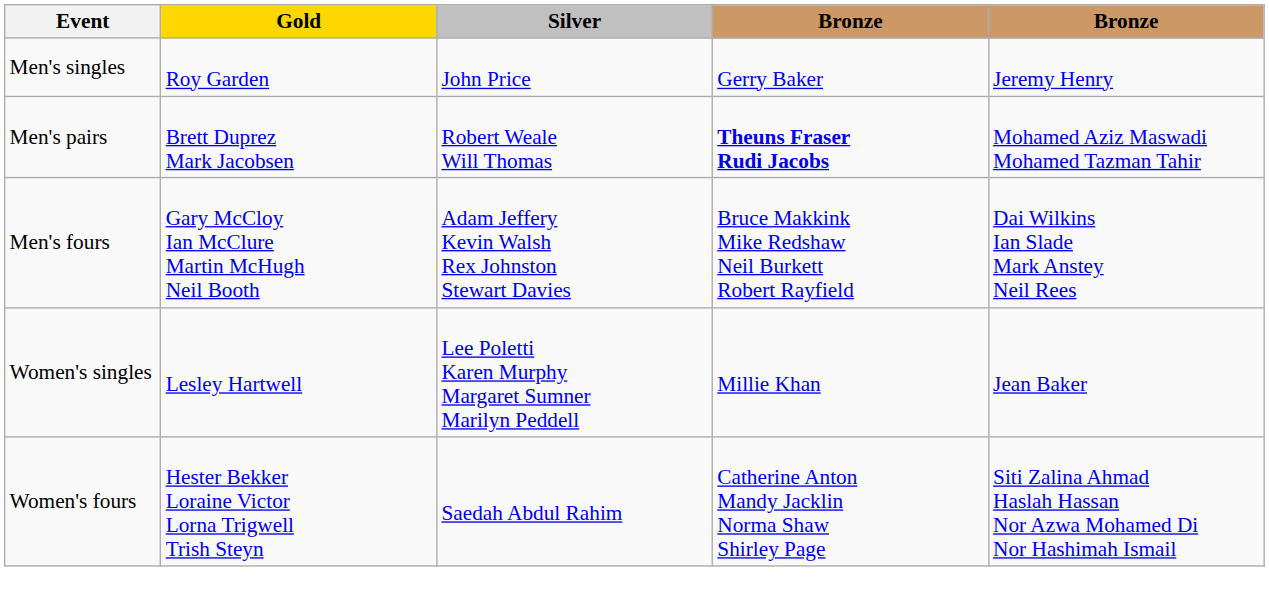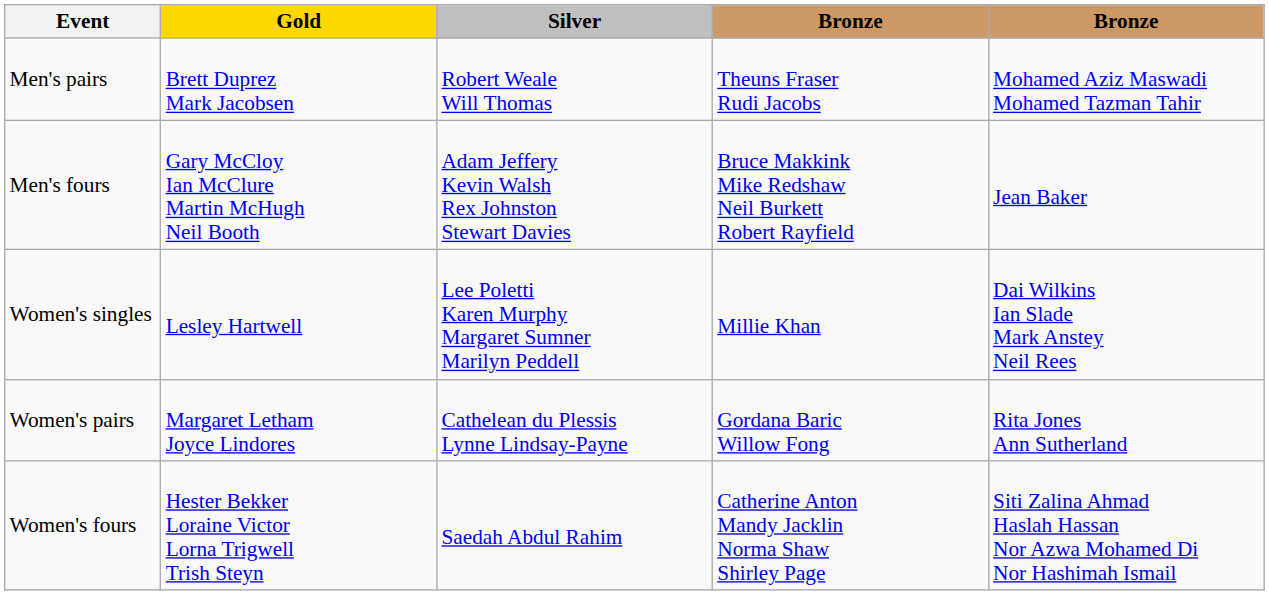- row: (67, 67)
(784, 148) bold -> (778, 91) normal
(1048, 254) Dai Wilkins Ian Slade Mark Anstey Neil Rees -> (1040, 196) Jean Baker
(1040, 383) Jean Baker -> (1048, 326) Dai Wilkins Ian Slade Mark Anstey Neil Rees
+ row: (72, 419)
